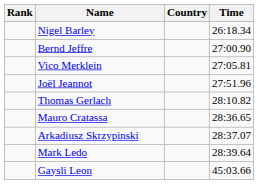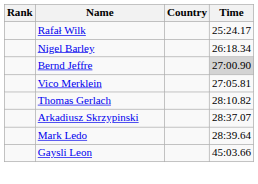+ row: (62, 30)
(231, 48) no background -> (231, 65) lightgrey background
- row: (65, 83)
- row: (73, 118)
